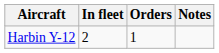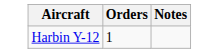- column: (103, 15)
